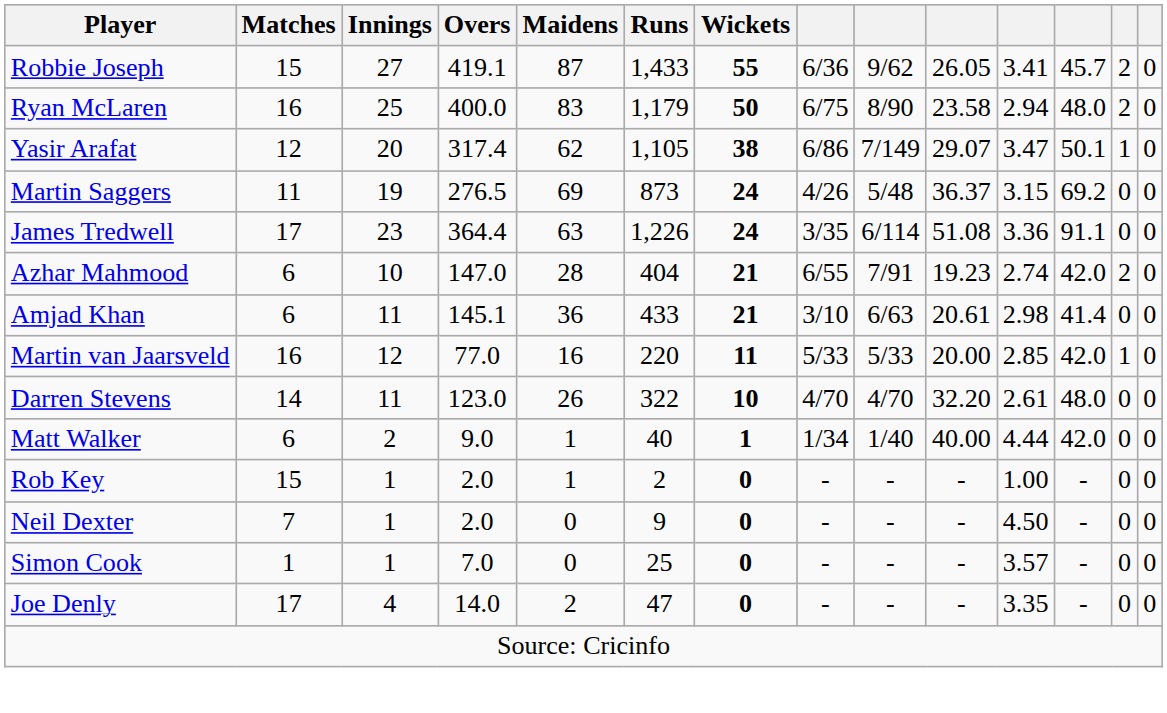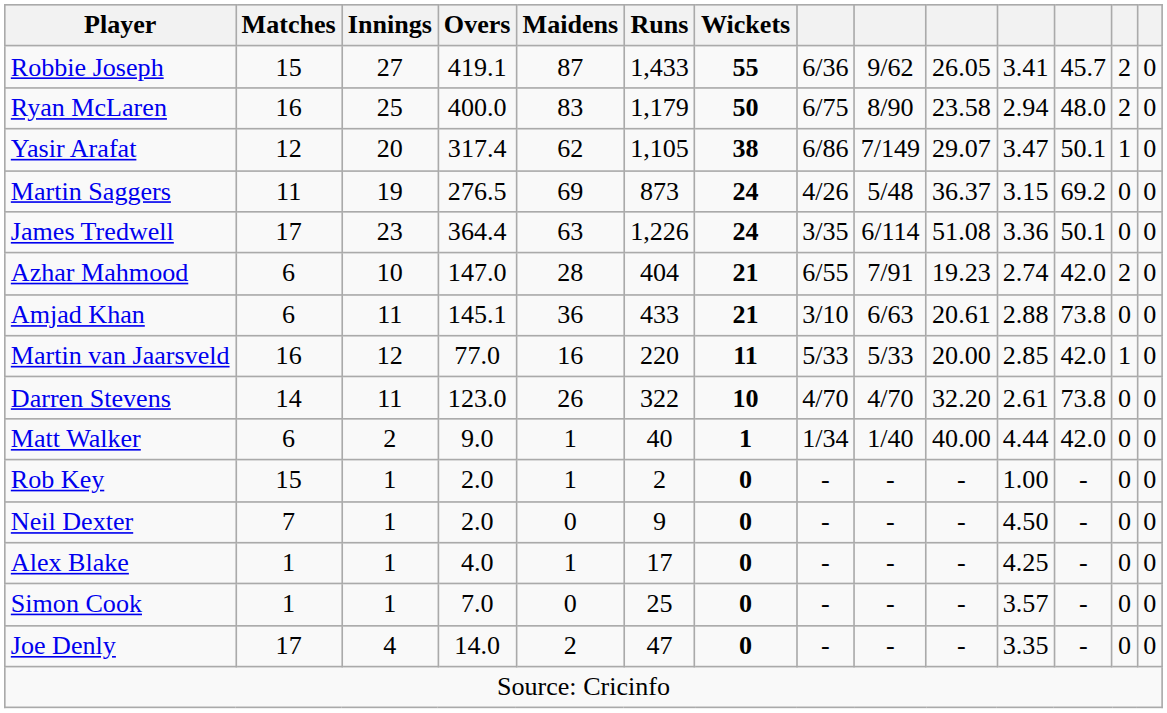(1083, 231) 91.1 -> (1083, 231) 50.1
(1026, 314) 2.98 -> (1026, 314) 2.88
(1083, 314) 41.4 -> (1083, 314) 73.8
(1083, 397) 48.0 -> (1083, 397) 73.8
+ row: (70, 562)
